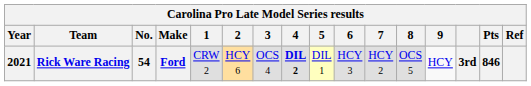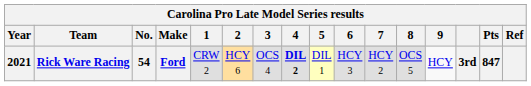(491, 63) 846 -> (491, 63) 847
